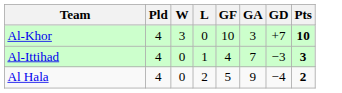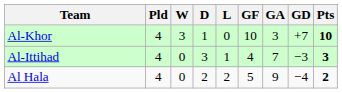+ column: (204, 14)
